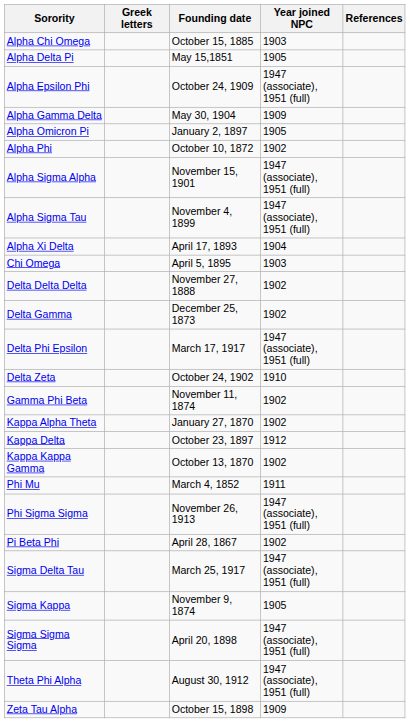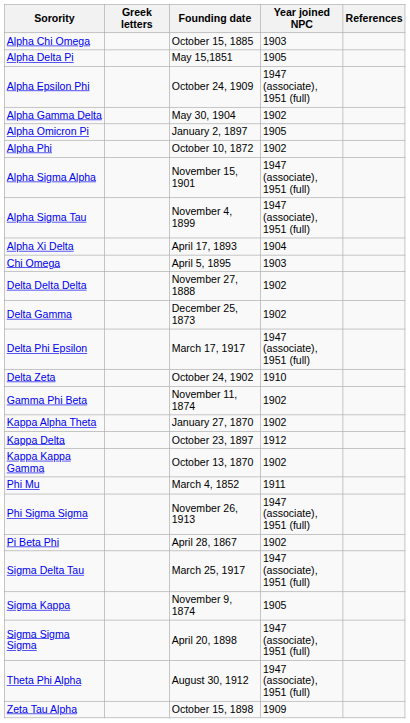(275, 115) 1909 -> (275, 115) 1902
